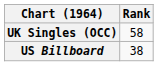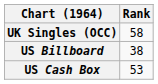+ row: (62, 70)
